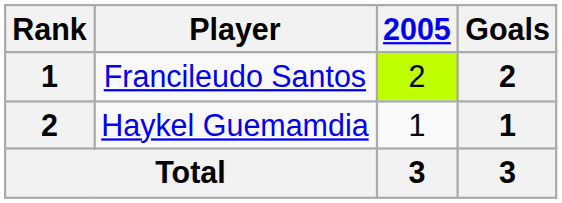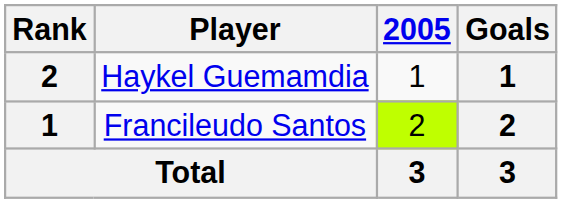rows swapped: (235, 77) <-> (235, 125)
